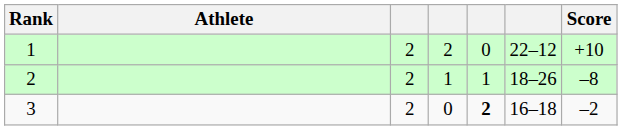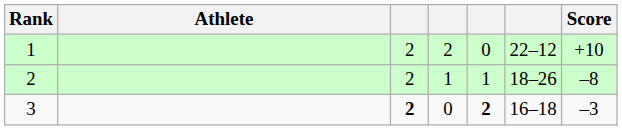(410, 109) normal -> (410, 109) bold
(589, 109) –2 -> (589, 109) –3
